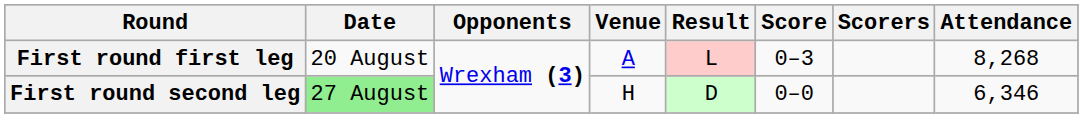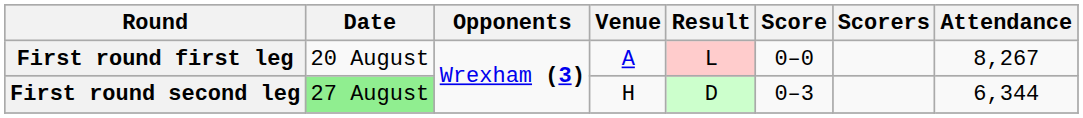(794, 59) 0–3 -> (794, 59) 0–0
(1006, 59) 8,268 -> (1006, 59) 8,267
(794, 94) 0–0 -> (794, 94) 0–3
(1006, 94) 6,346 -> (1006, 94) 6,344
